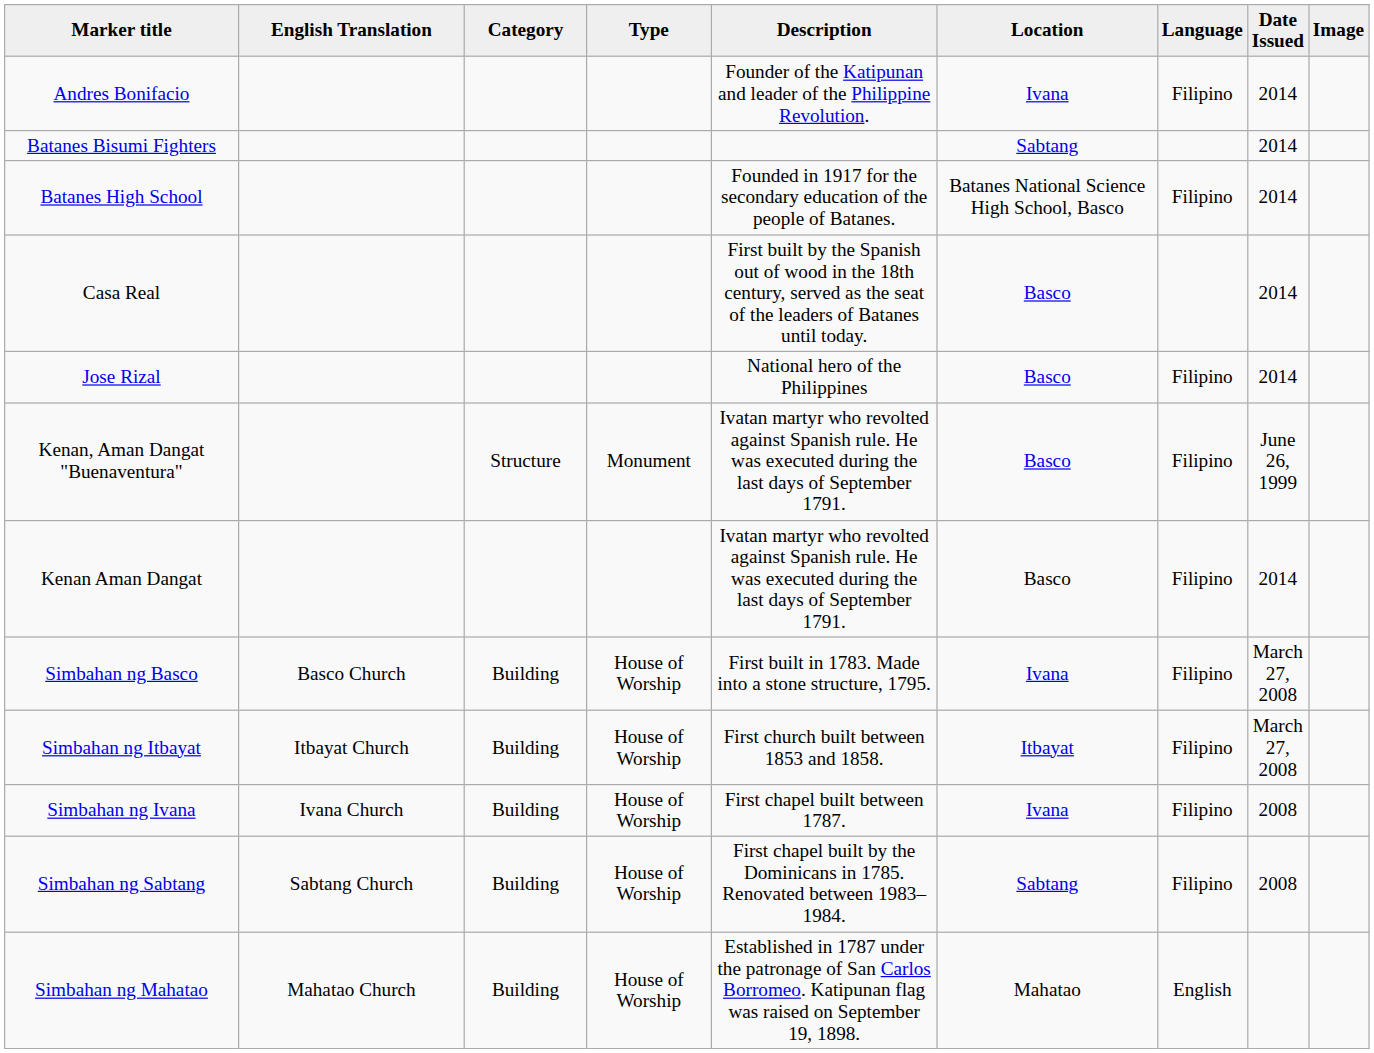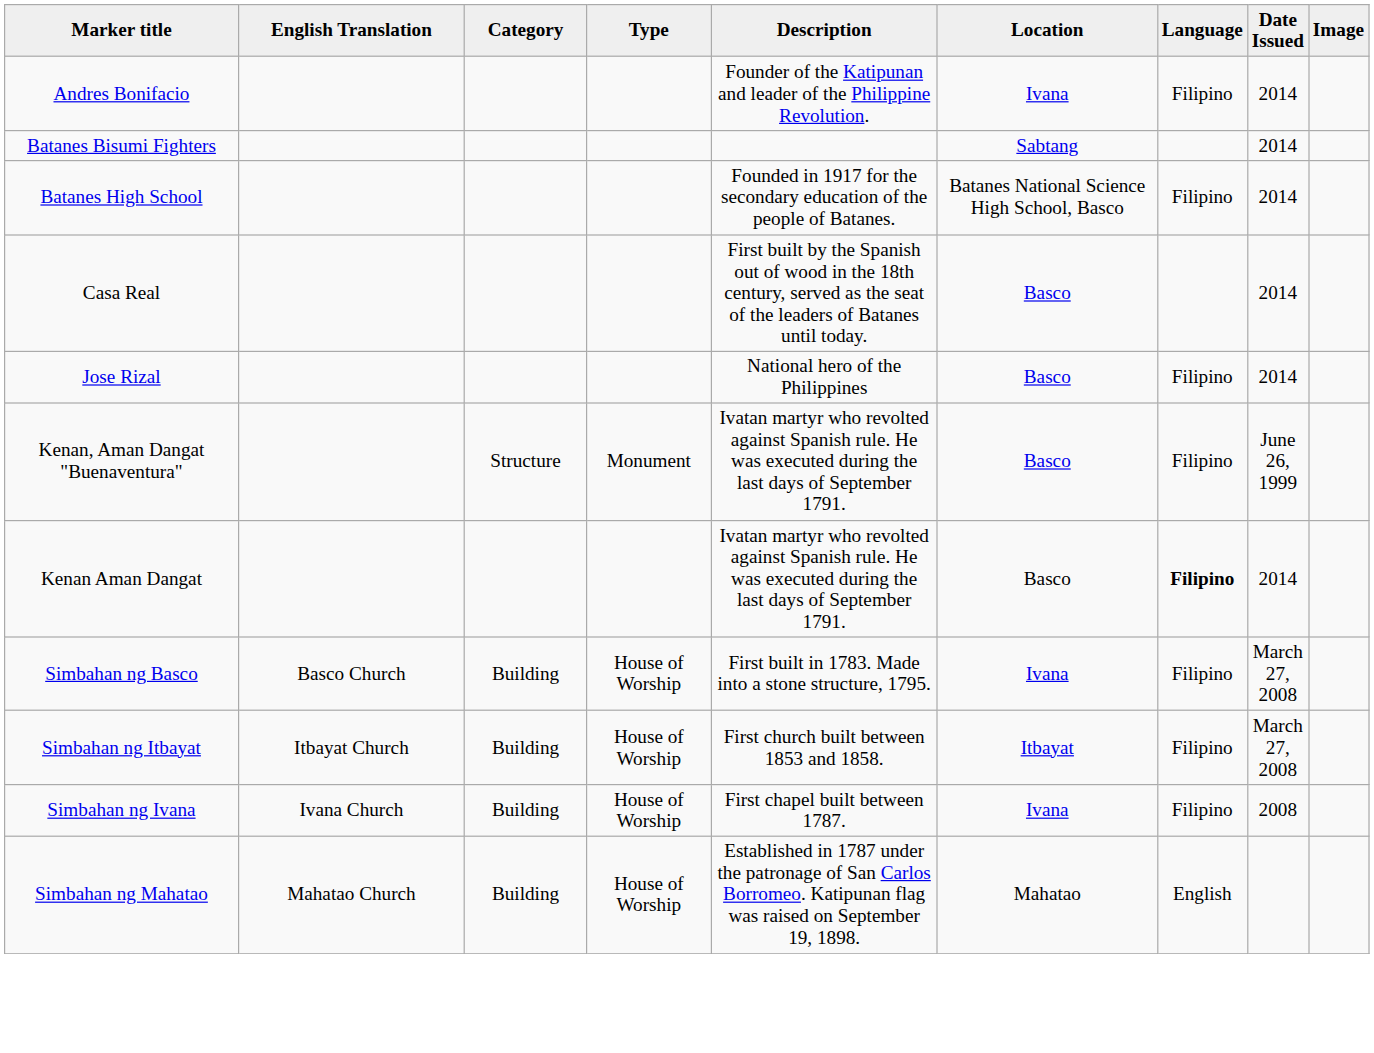(1202, 578) normal -> (1202, 578) bold
- row: (121, 883)
